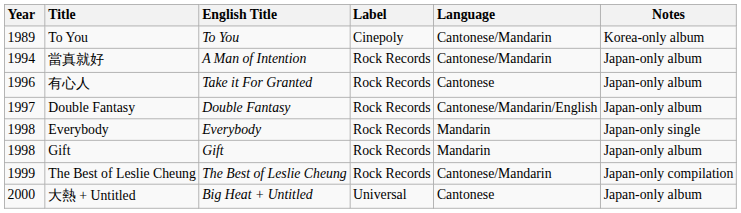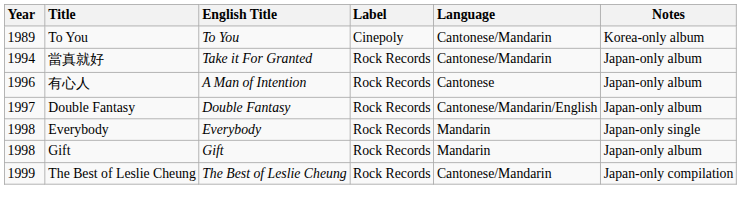(254, 59) A Man of Intention -> (257, 59) Take it For Granted
(257, 83) Take it For Granted -> (254, 83) A Man of Intention
- row: (92, 196)
